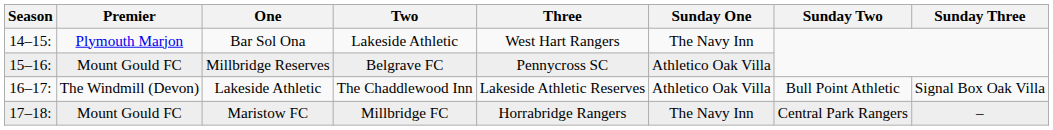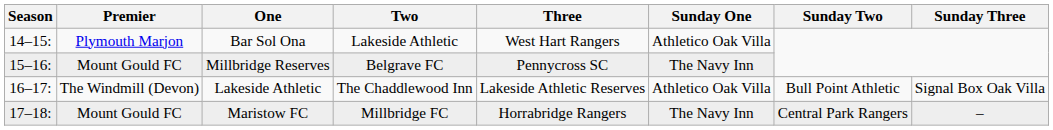(711, 40) The Navy Inn -> (711, 40) Athletico Oak Villa
(711, 64) Athletico Oak Villa -> (711, 64) The Navy Inn
